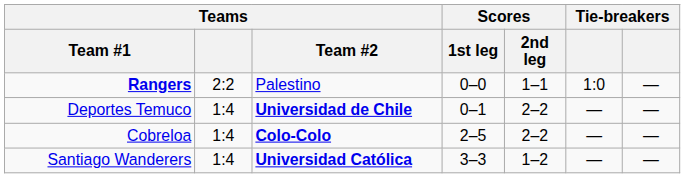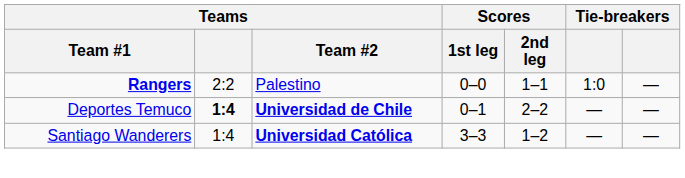(223, 110) normal -> (223, 110) bold
- row: (159, 135)
